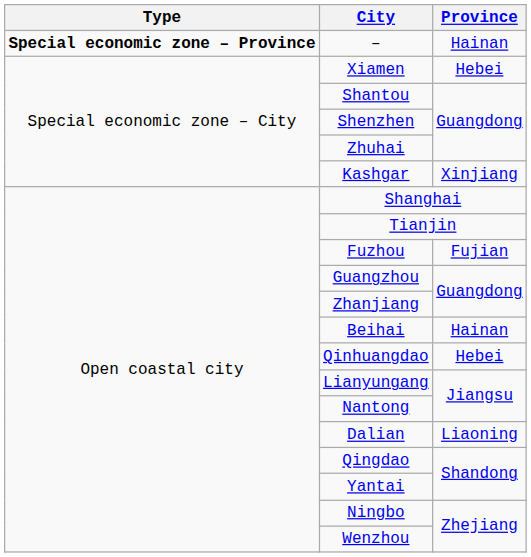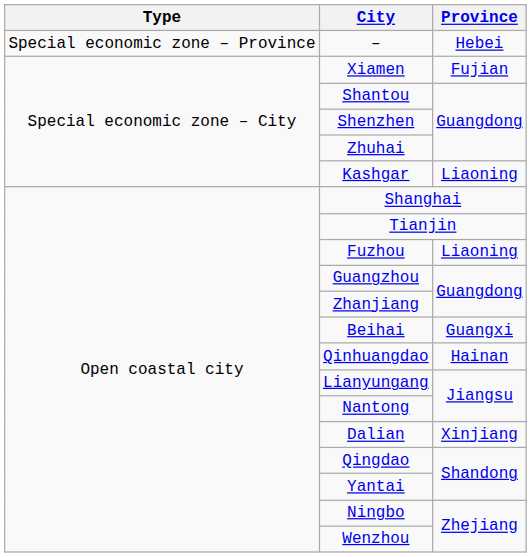(162, 44) bold -> (162, 44) normal
(479, 44) Hainan -> (479, 44) Hebei
(479, 70) Hebei -> (479, 70) Fujian
(479, 174) Xinjiang -> (479, 174) Liaoning
(479, 252) Fujian -> (479, 252) Liaoning
(479, 330) Hainan -> (479, 330) Guangxi
(479, 356) Hebei -> (479, 356) Hainan
(479, 435) Liaoning -> (479, 435) Xinjiang
